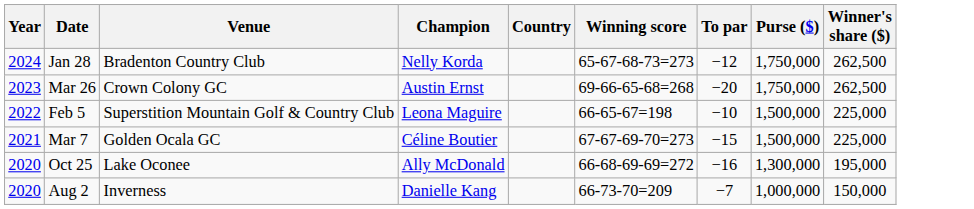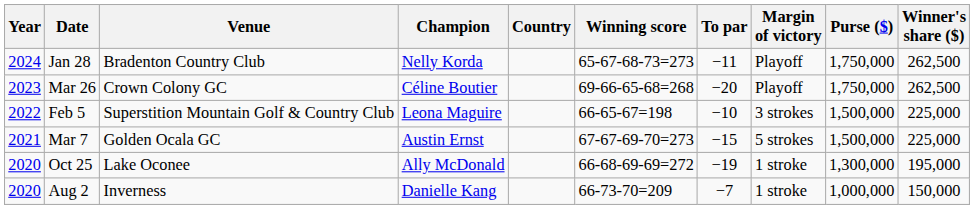+ column: (788, 26)
(724, 61) −12 -> (724, 61) −11
(443, 87) Austin Ernst -> (449, 87) Céline Boutier
(449, 139) Céline Boutier -> (443, 139) Austin Ernst
(724, 165) −16 -> (724, 165) −19
